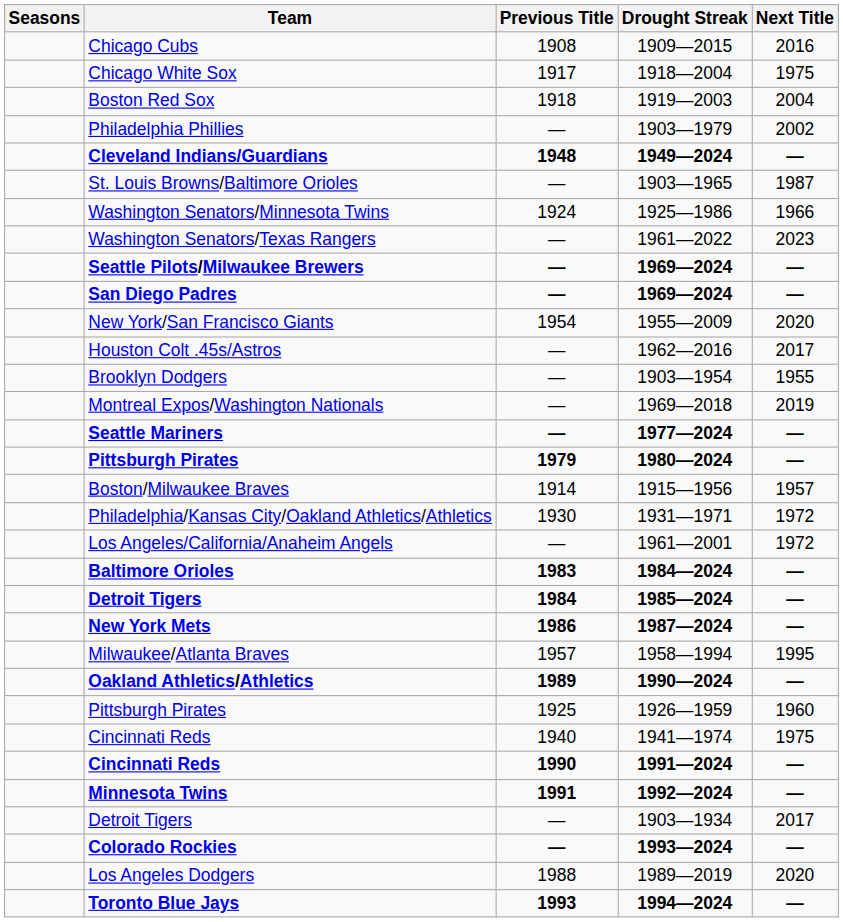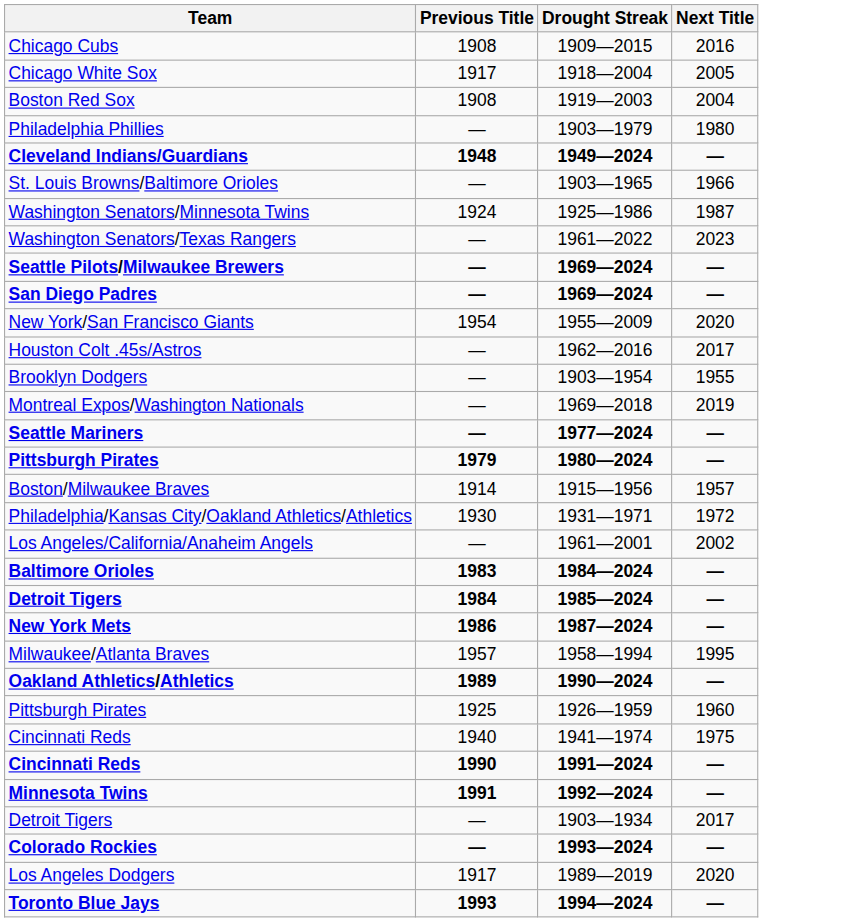- column: (44, 18)
(795, 73) 1975 -> (715, 73) 2005
(557, 101) 1918 -> (477, 101) 1908
(795, 128) 2002 -> (715, 128) 1980
(795, 184) 1987 -> (715, 184) 1966
(795, 211) 1966 -> (715, 211) 1987
(795, 543) 1972 -> (715, 543) 2002
(557, 875) 1988 -> (477, 875) 1917
